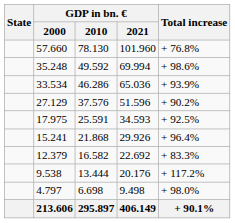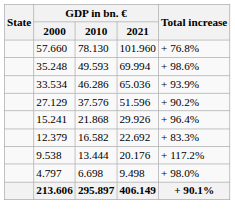(93, 66) 49.592 -> (93, 66) 49.593
- row: (52, 119)
